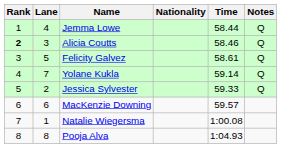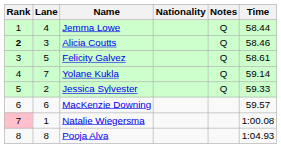columns swapped: (226, 12) <-> (261, 12)
(18, 120) no background -> (18, 120) pink background
